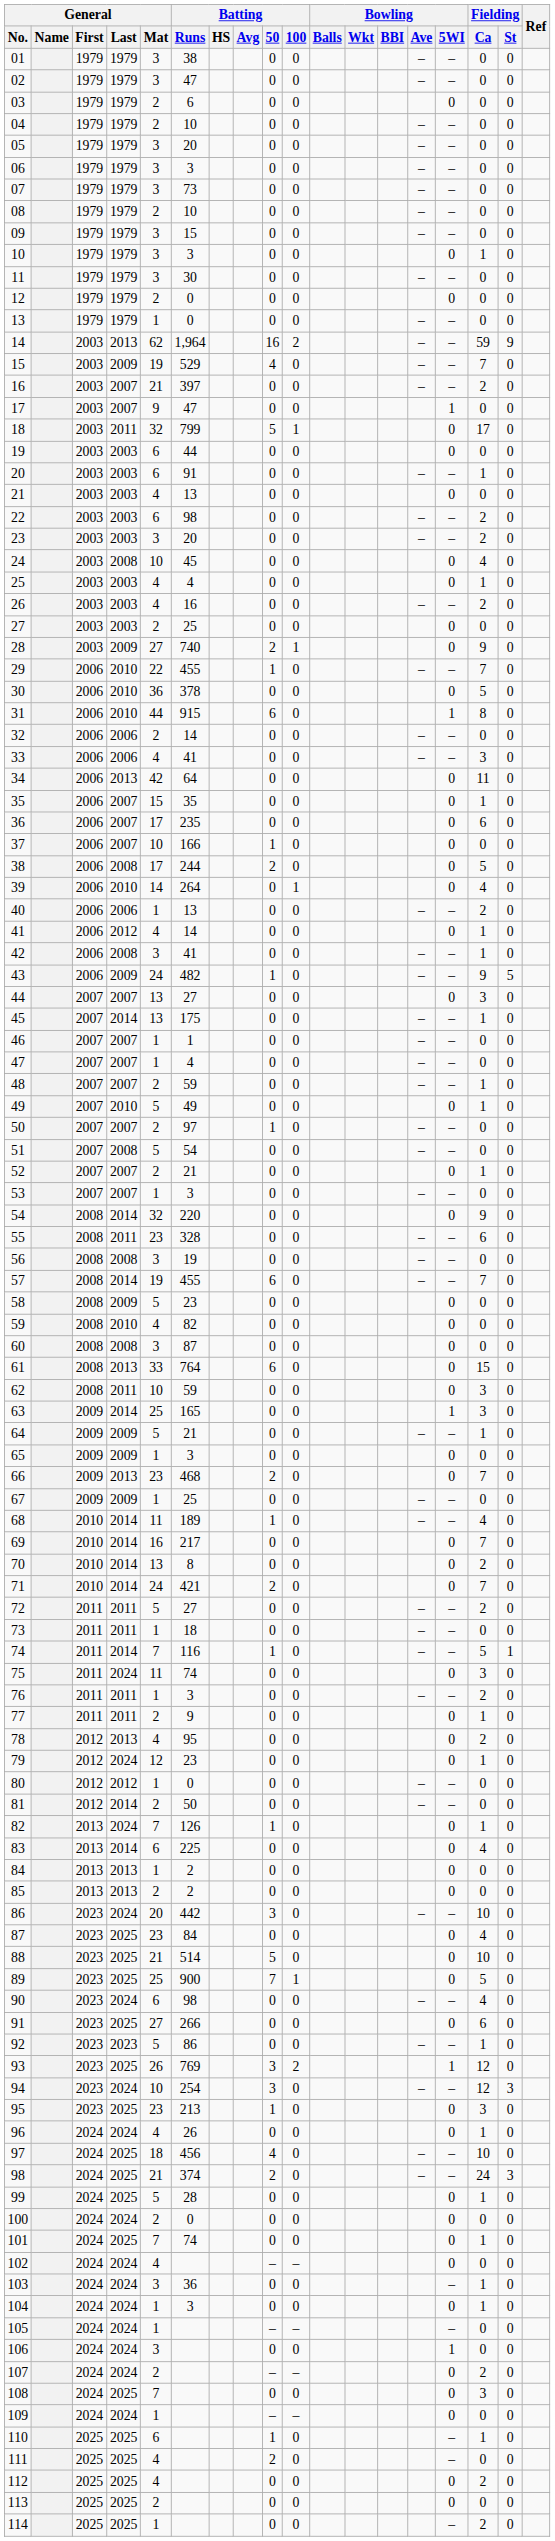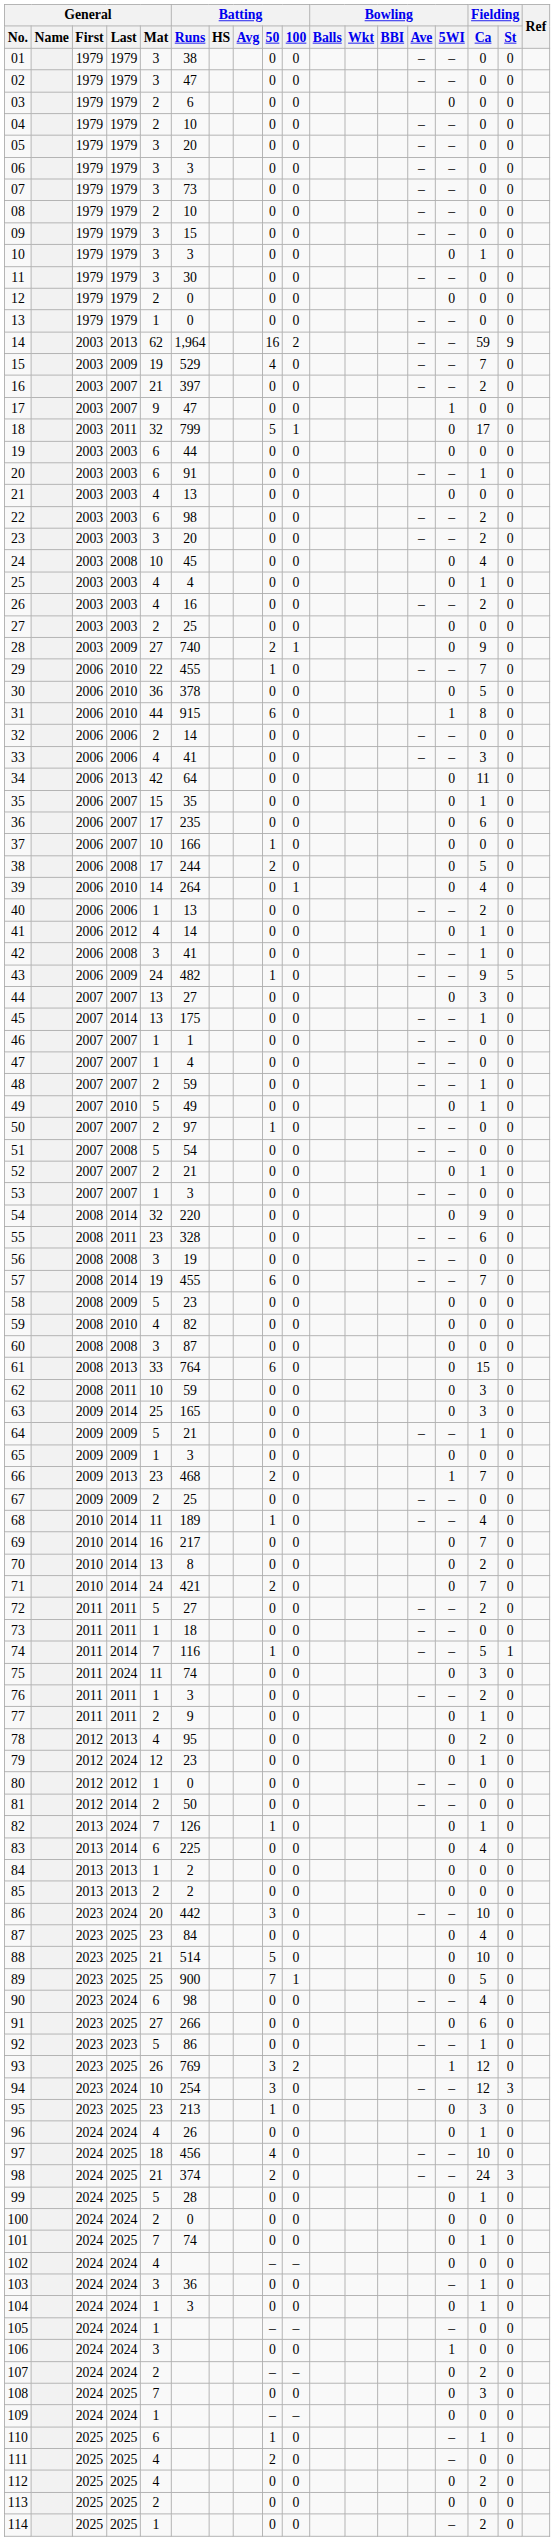(452, 1412) 1 -> (452, 1412) 0
(452, 1477) 0 -> (452, 1477) 1
(156, 1499) 1 -> (156, 1499) 2
